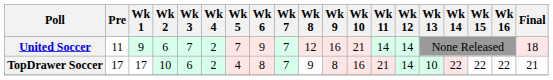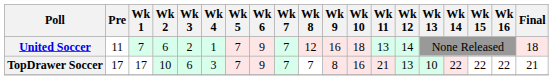(141, 46) 9 -> (141, 46) 7
(189, 46) 7 -> (189, 46) 2
(214, 46) 2 -> (214, 46) 1
(359, 46) 21 -> (359, 46) 18
(383, 46) 14 -> (383, 46) 13
(214, 65) 2 -> (214, 65) 3
(238, 65) 4 -> (238, 65) 7
(262, 65) 8 -> (262, 65) 9
(310, 65) 9 -> (310, 65) 7
(407, 65) 14 -> (407, 65) 13
